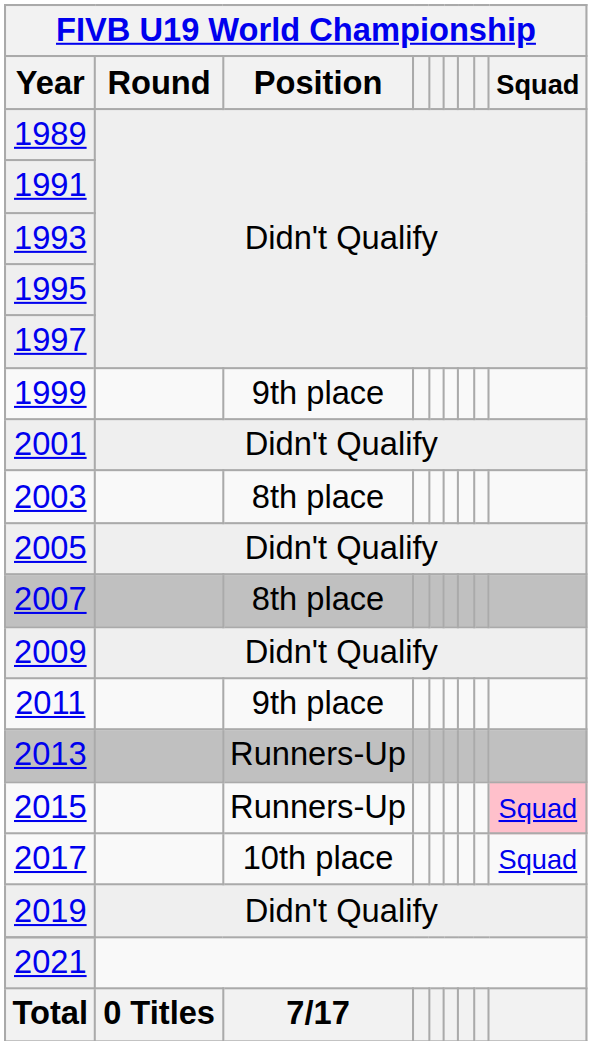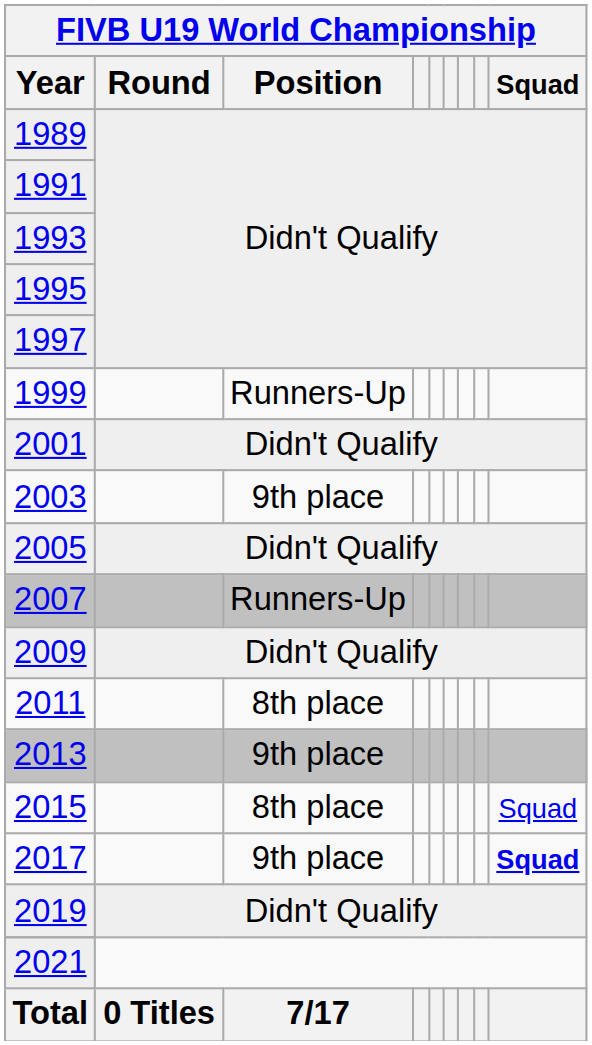(318, 392) 9th place -> (318, 392) Runners-Up
(318, 496) 8th place -> (318, 496) 9th place
(318, 599) 8th place -> (318, 599) Runners-Up
(318, 703) 9th place -> (318, 703) 8th place
(318, 755) Runners-Up -> (318, 755) 9th place
(318, 806) Runners-Up -> (318, 806) 8th place
(538, 808) pink background -> (538, 808) no background
(318, 858) 10th place -> (318, 858) 9th place
(538, 860) normal -> (538, 858) bold
